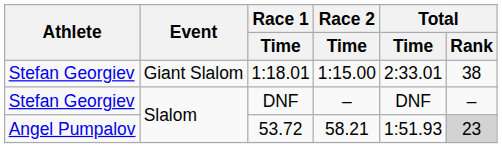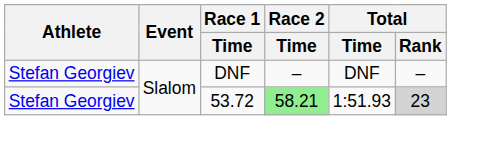- row: (281, 74)
(72, 129) Angel Pumpalov -> (72, 101) Stefan Georgiev
(347, 129) no background -> (296, 101) lightgreen background
